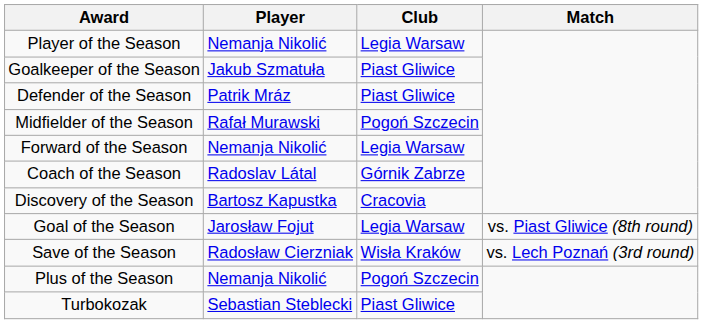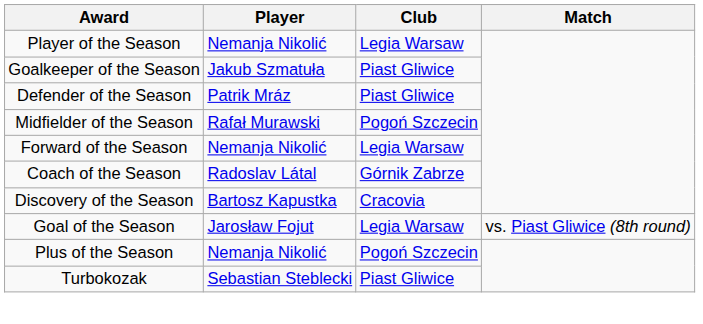- row: (104, 252)
